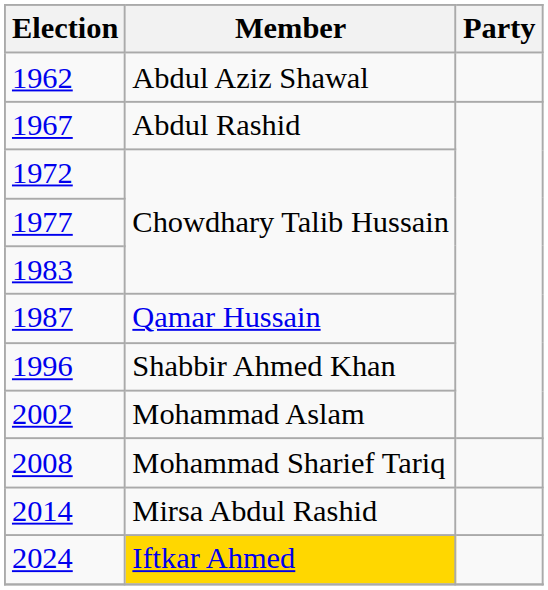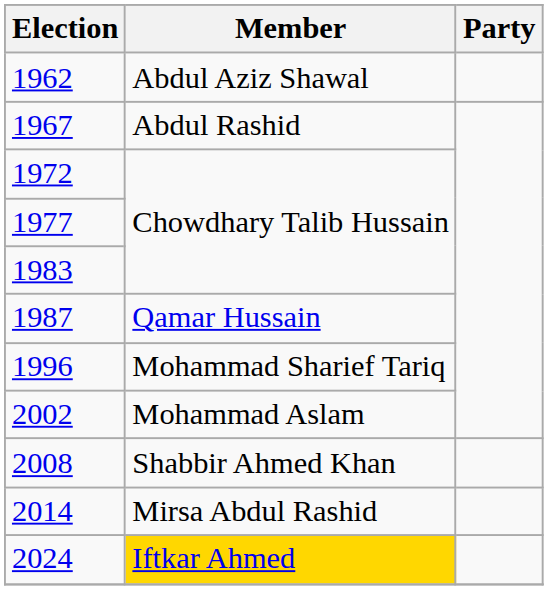(264, 366) Shabbir Ahmed Khan -> (289, 366) Mohammad Sharief Tariq
(289, 462) Mohammad Sharief Tariq -> (264, 462) Shabbir Ahmed Khan
